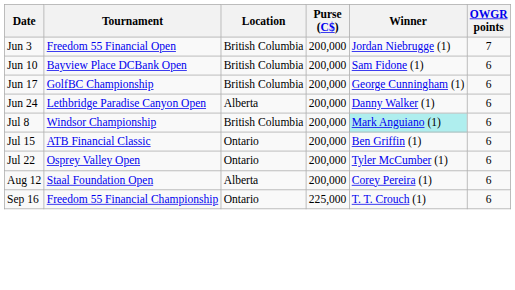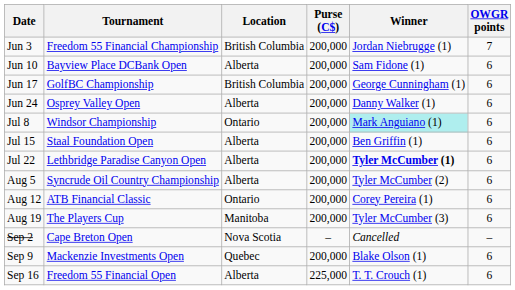(111, 46) Freedom 55 Financial Open -> (132, 46) Freedom 55 Financial Championship
(264, 65) British Columbia -> (242, 65) Alberta
(126, 104) Lethbridge Paradise Canyon Open -> (93, 104) Osprey Valley Open
(264, 123) British Columbia -> (242, 123) Ontario
(99, 142) ATB Financial Classic -> (100, 142) Staal Foundation Open
(241, 142) Ontario -> (242, 142) Alberta
(93, 161) Osprey Valley Open -> (126, 161) Lethbridge Paradise Canyon Open
(241, 161) Ontario -> (242, 161) Alberta
(400, 161) normal -> (403, 161) bold
+ row: (21, 180)
(100, 180) Staal Foundation Open -> (99, 199) ATB Financial Classic
(241, 180) Alberta -> (242, 199) Ontario
+ row: (24, 218)
+ row: (20, 237)
+ row: (20, 256)
(132, 199) Freedom 55 Financial Championship -> (111, 275) Freedom 55 Financial Open
(241, 199) Ontario -> (242, 275) Alberta
